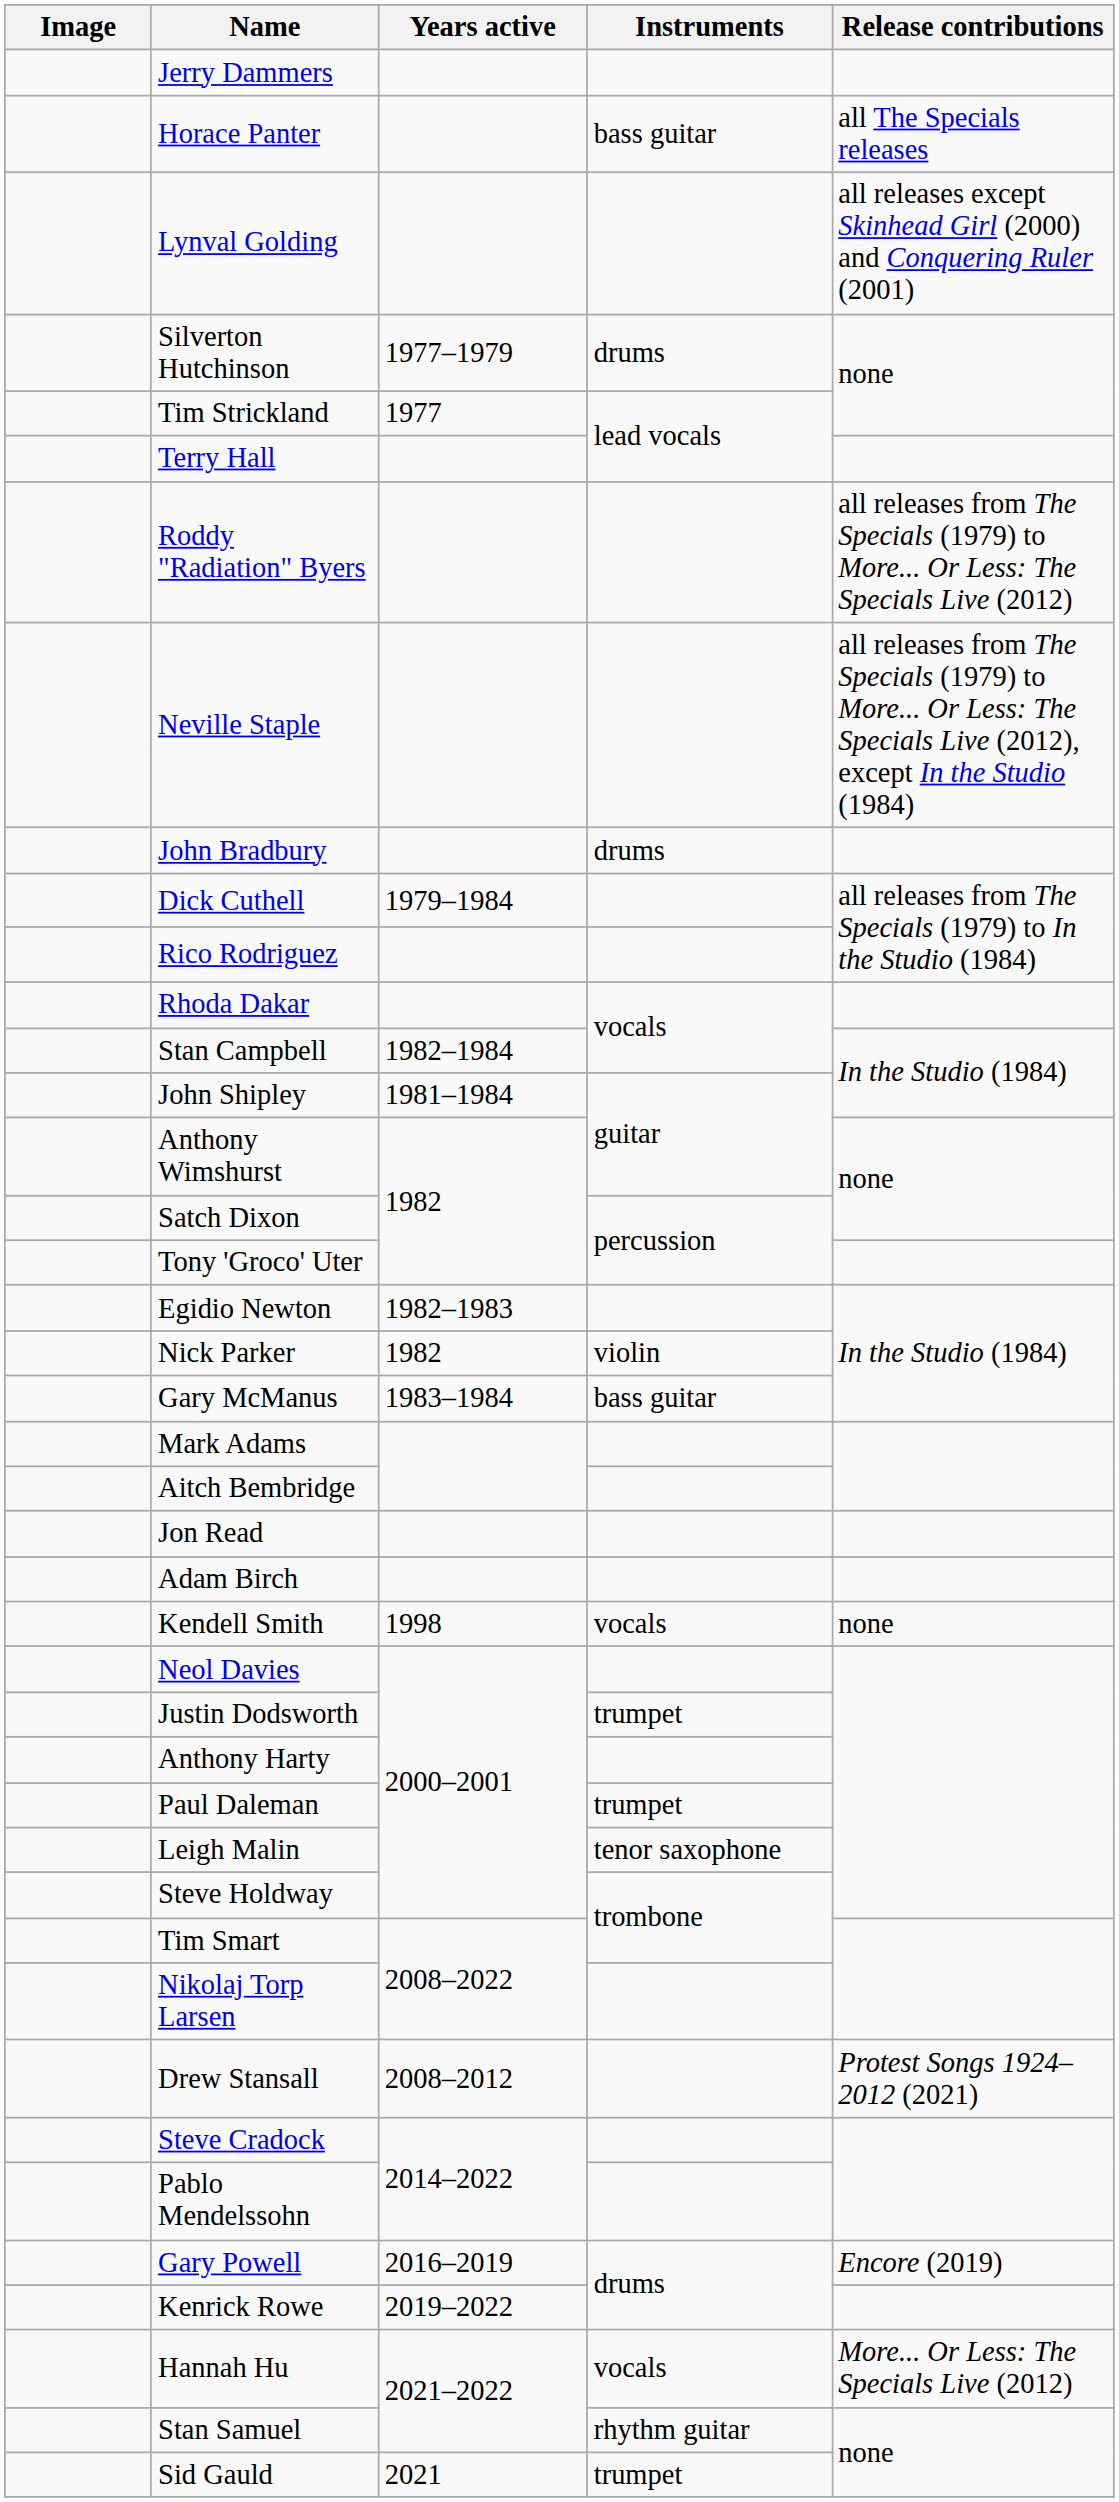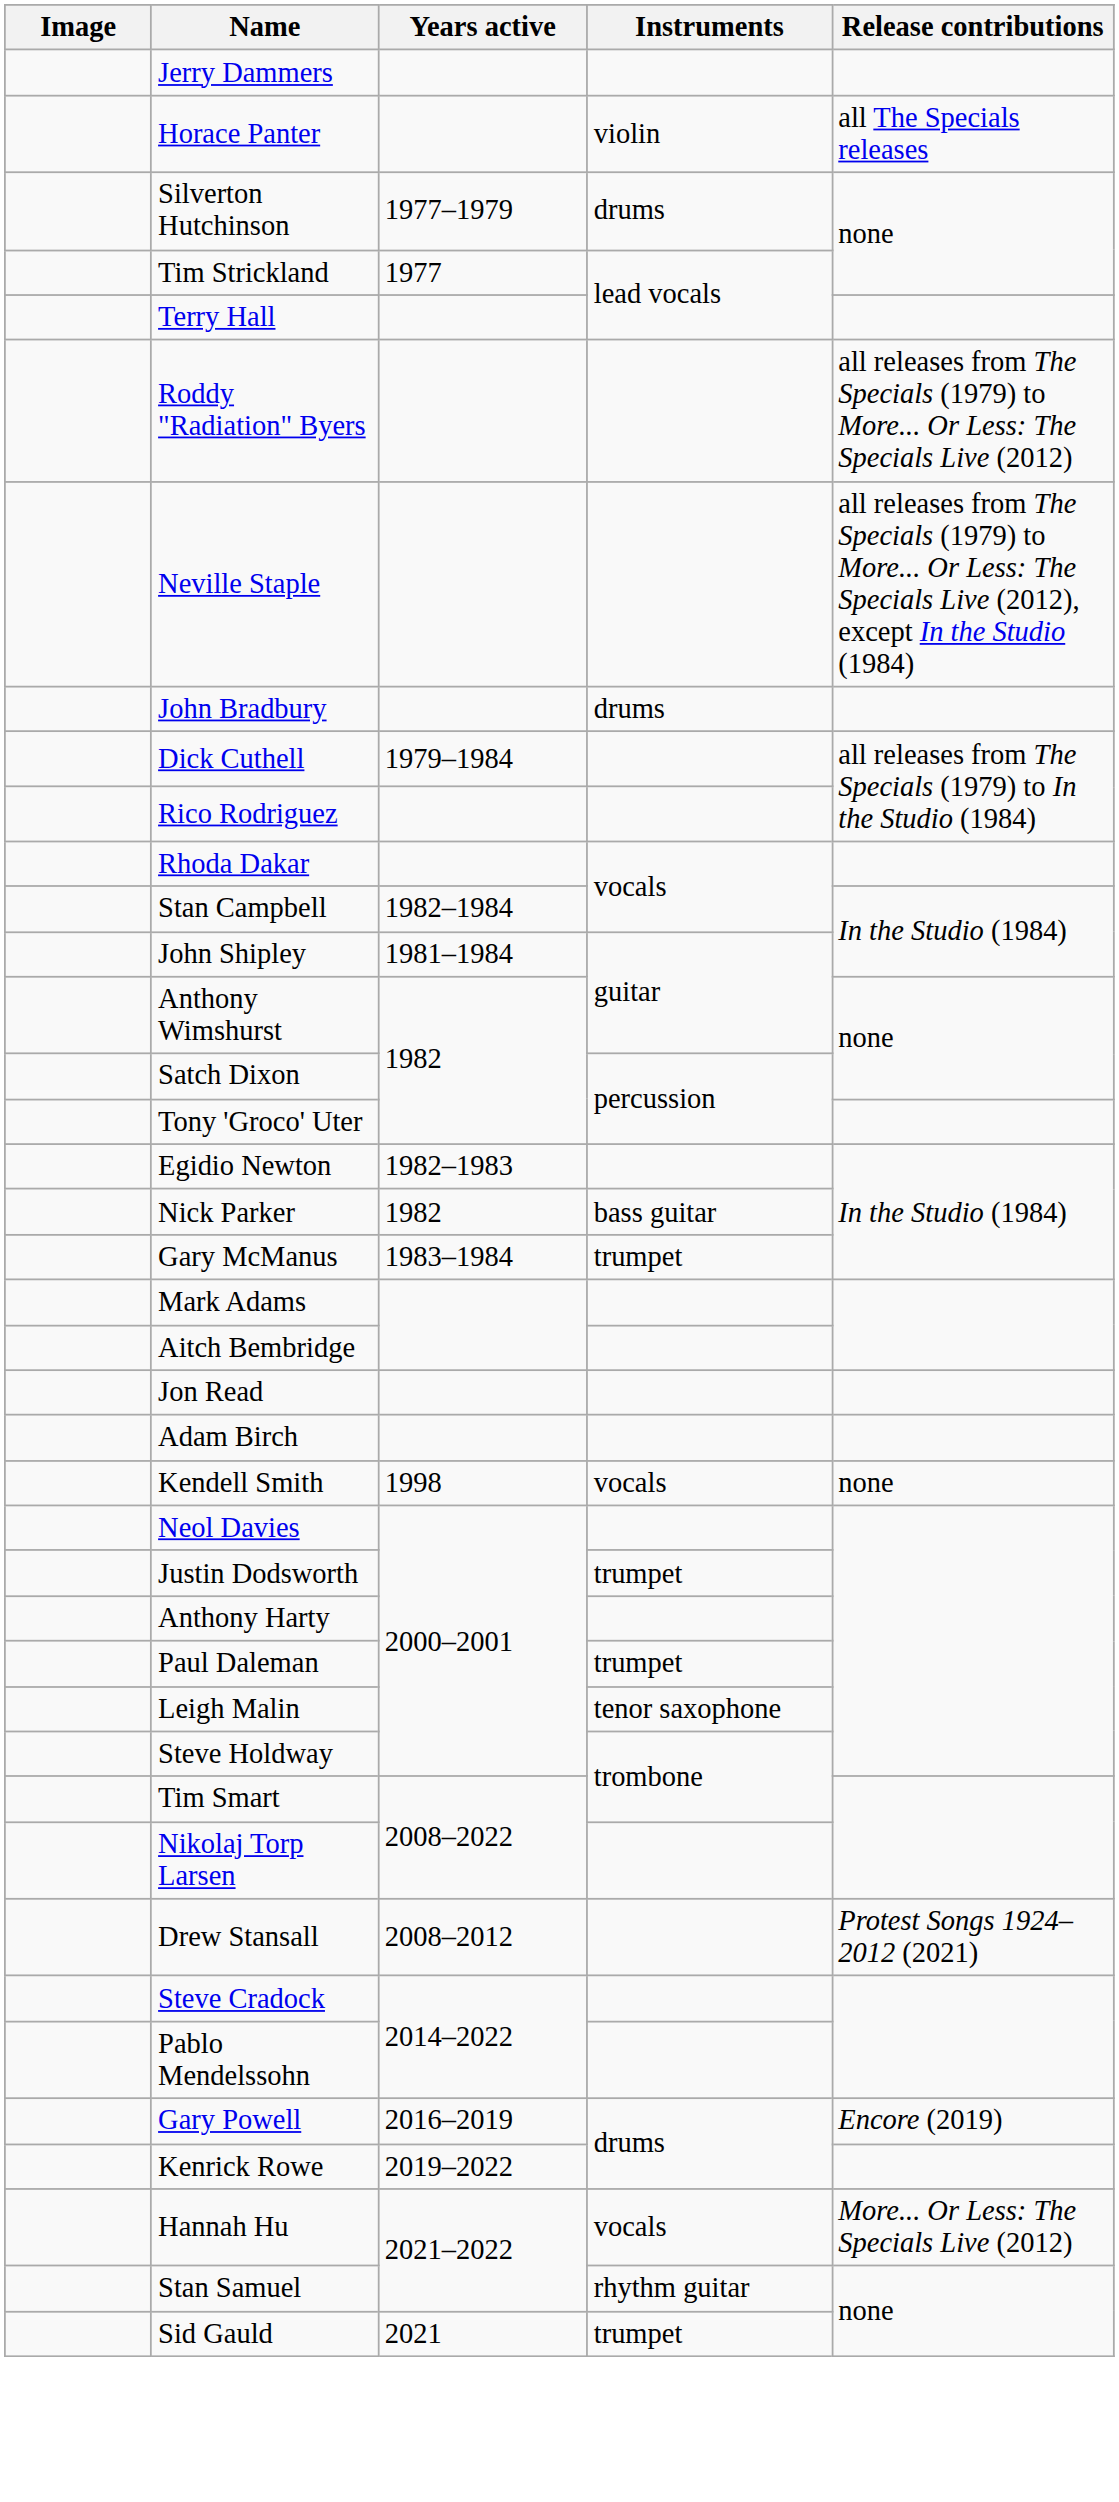(655, 133) bass guitar -> (627, 133) violin
- row: (248, 242)
(627, 1352) violin -> (655, 1211) bass guitar
(655, 1397) bass guitar -> (638, 1256) trumpet
